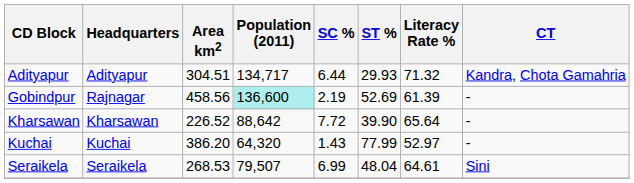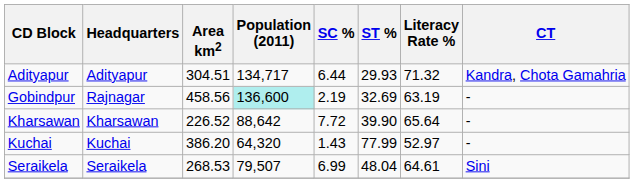(379, 97) 52.69 -> (379, 97) 32.69
(422, 97) 61.39 -> (422, 97) 63.19
